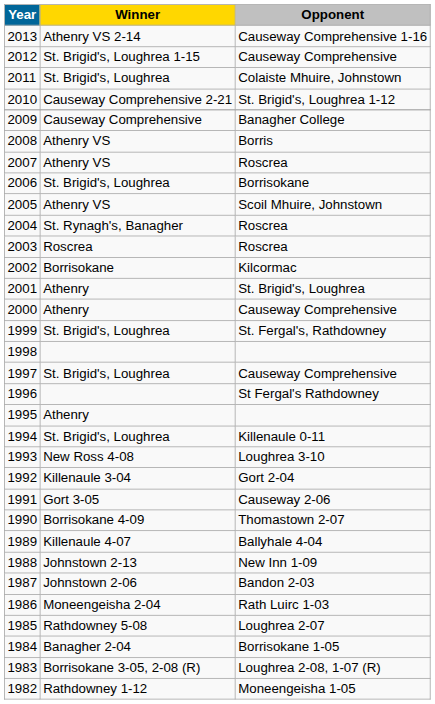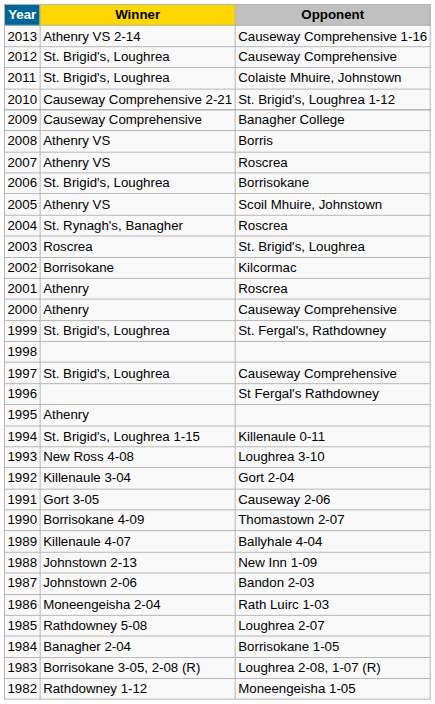(122, 57) St. Brigid's, Loughrea 1-15 -> (106, 57) St. Brigid's, Loughrea
(263, 246) Roscrea -> (302, 246) St. Brigid's, Loughrea
(302, 288) St. Brigid's, Loughrea -> (263, 288) Roscrea
(106, 436) St. Brigid's, Loughrea -> (122, 436) St. Brigid's, Loughrea 1-15
